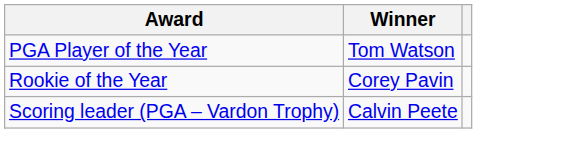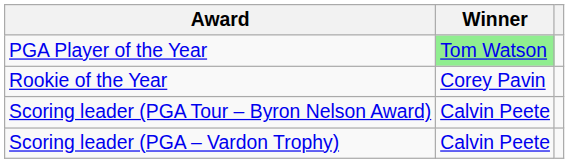(401, 50) no background -> (494, 50) lightgreen background
+ row: (220, 111)
